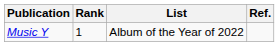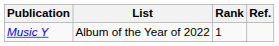columns swapped: (177, 13) <-> (90, 13)
